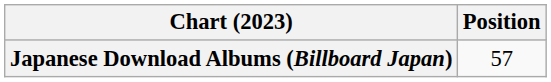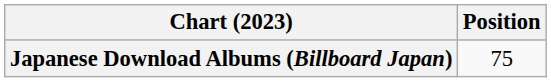(502, 58) 57 -> (502, 58) 75
